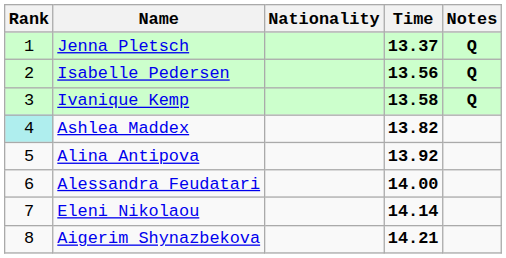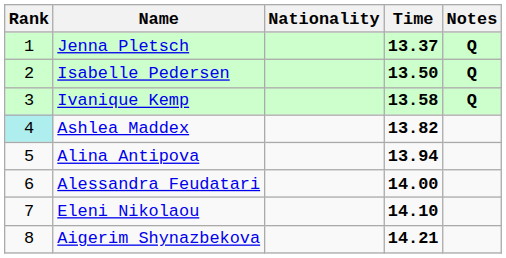(413, 74) 13.56 -> (413, 74) 13.50
(413, 156) 13.92 -> (413, 156) 13.94
(413, 211) 14.14 -> (413, 211) 14.10
